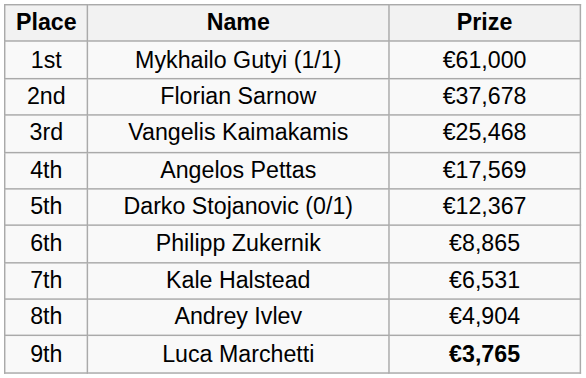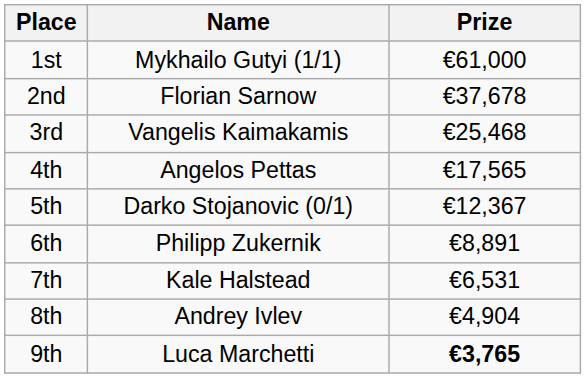(485, 170) €17,569 -> (485, 170) €17,565
(485, 243) €8,865 -> (485, 243) €8,891
